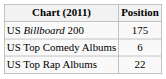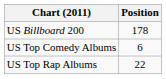(140, 30) 175 -> (140, 30) 178
